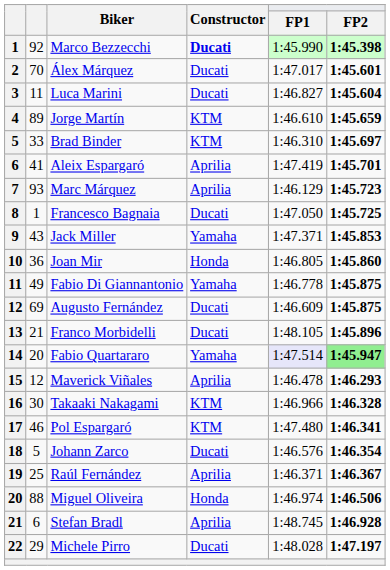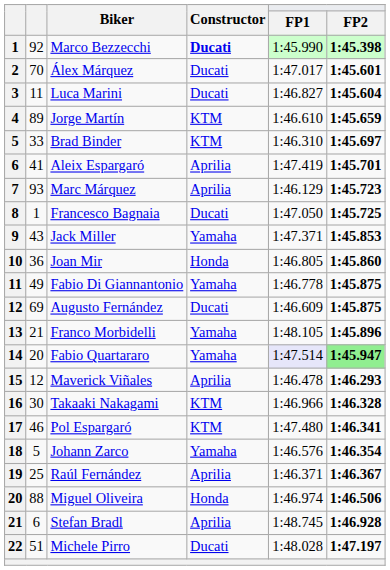(209, 331) Ducati -> (213, 331) Yamaha
(209, 450) Ducati -> (213, 450) Yamaha
(36, 546) 29 -> (36, 546) 51
